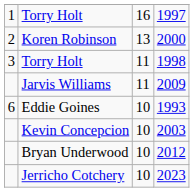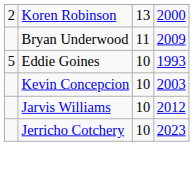- row: (171, 15)
- row: (171, 61)
(66, 84) Jarvis Williams -> (75, 38) Bryan Underwood
(11, 107) 6 -> (11, 61) 5
(75, 152) Bryan Underwood -> (66, 107) Jarvis Williams
